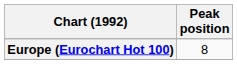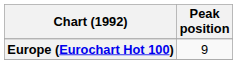(205, 49) 8 -> (205, 49) 9
